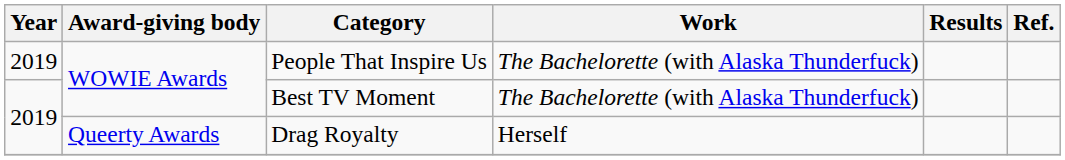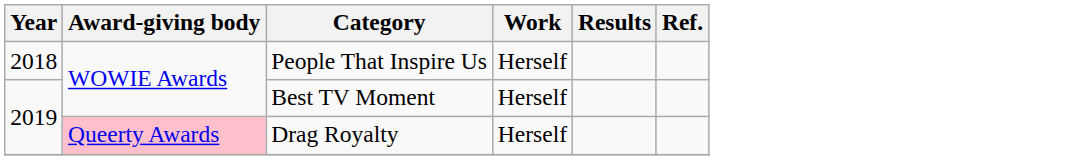(34, 60) 2019 -> (34, 60) 2018
(708, 60) The Bachelorette (with Alaska Thunderfuck) -> (532, 60) Herself
(708, 97) The Bachelorette (with Alaska Thunderfuck) -> (532, 97) Herself
(144, 135) no background -> (144, 135) pink background
